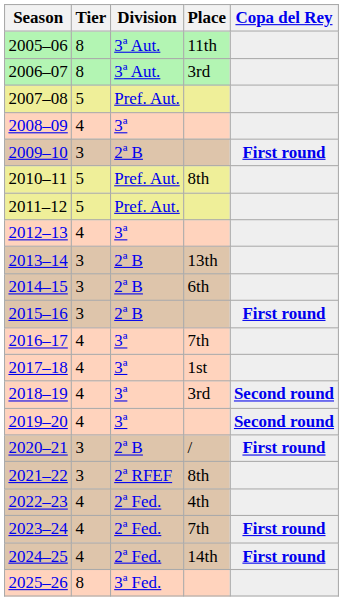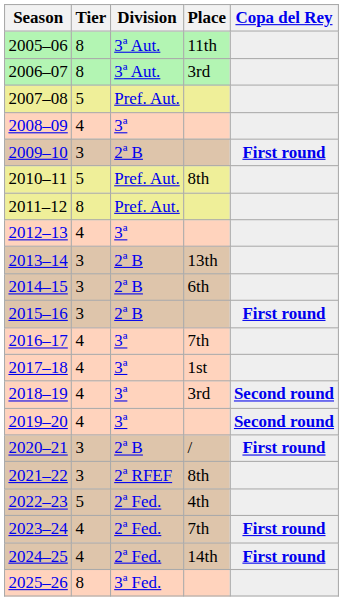(80, 206) 5 -> (80, 206) 8
(80, 502) 4 -> (80, 502) 5
